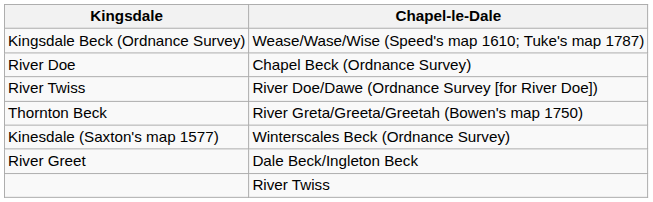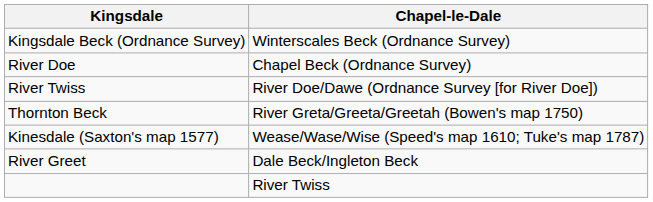(448, 40) Wease/Wase/Wise (Speed's map 1610; Tuke's map 1787) -> (381, 40) Winterscales Beck (Ordnance Survey)
(381, 137) Winterscales Beck (Ordnance Survey) -> (448, 137) Wease/Wase/Wise (Speed's map 1610; Tuke's map 1787)
